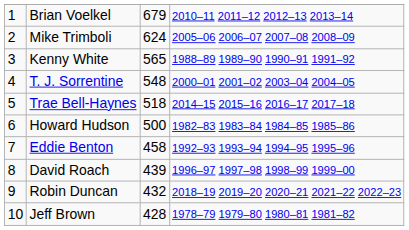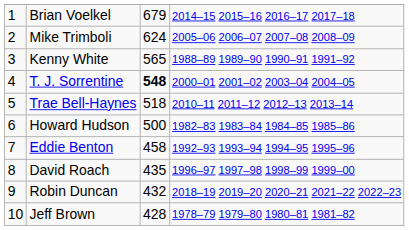(263, 15) 2010–11 2011–12 2012–13 2013–14 -> (263, 15) 2014–15 2015–16 2016–17 2017–18
(155, 81) normal -> (155, 81) bold
(263, 104) 2014–15 2015–16 2016–17 2017–18 -> (263, 104) 2010–11 2011–12 2012–13 2013–14
(155, 170) 439 -> (155, 170) 435
